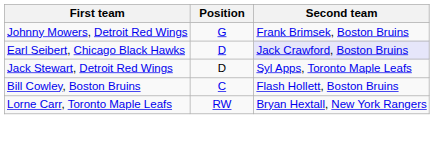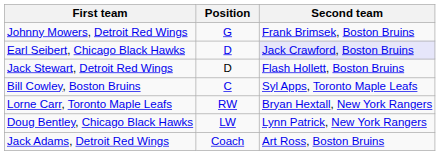(334, 68) Syl Apps, Toronto Maple Leafs -> (333, 68) Flash Hollett, Boston Bruins
(327, 86) Flash Hollett, Boston Bruins -> (340, 86) Syl Apps, Toronto Maple Leafs
+ row: (100, 123)
+ row: (88, 141)
